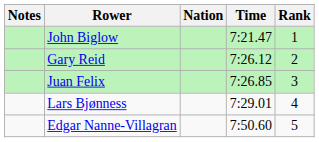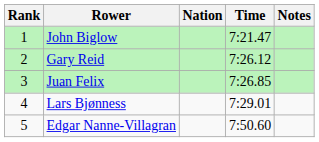columns swapped: (295, 15) <-> (24, 15)
